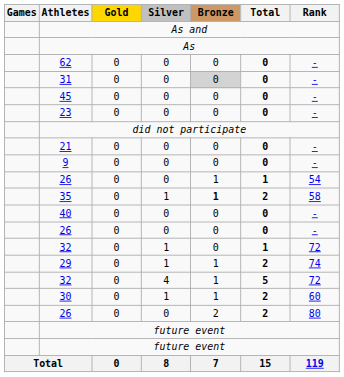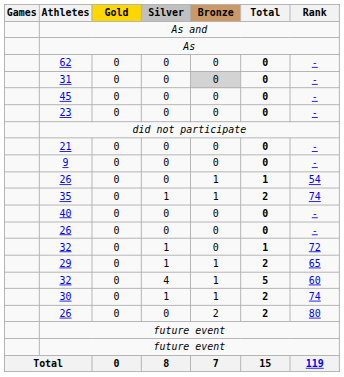(216, 196) bold -> (216, 196) normal
(315, 196) 58 -> (315, 196) 74
(315, 263) 74 -> (315, 263) 65
(315, 280) 72 -> (315, 280) 60
(315, 296) 60 -> (315, 296) 74
